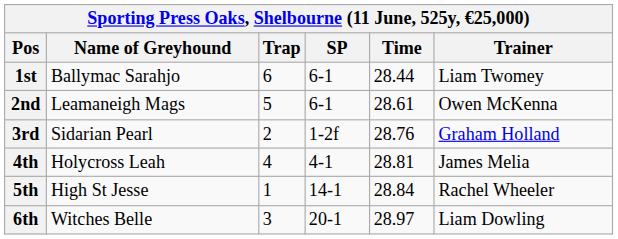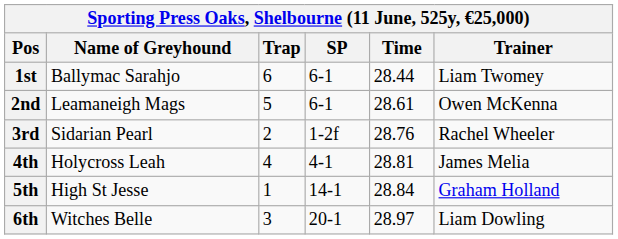(499, 133) Graham Holland -> (496, 133) Rachel Wheeler
(496, 190) Rachel Wheeler -> (499, 190) Graham Holland
